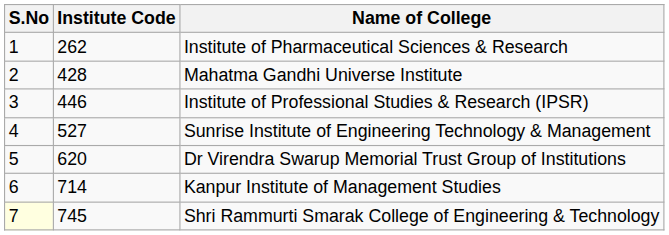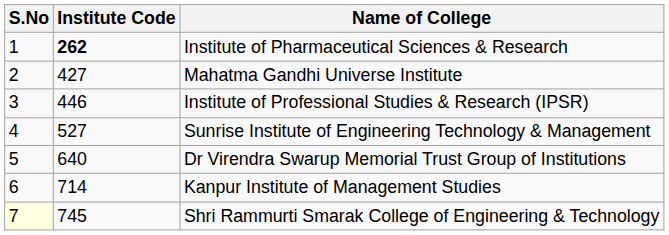(72, 46) normal -> (72, 46) bold
(72, 74) 428 -> (72, 74) 427
(72, 159) 620 -> (72, 159) 640
